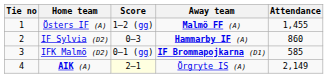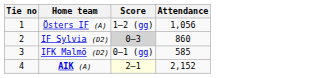- column: (212, 11)
(295, 25) 1,455 -> (183, 25) 1,056
(133, 39) no background -> (133, 39) lightgrey background
(295, 66) 2,149 -> (183, 66) 2,152
